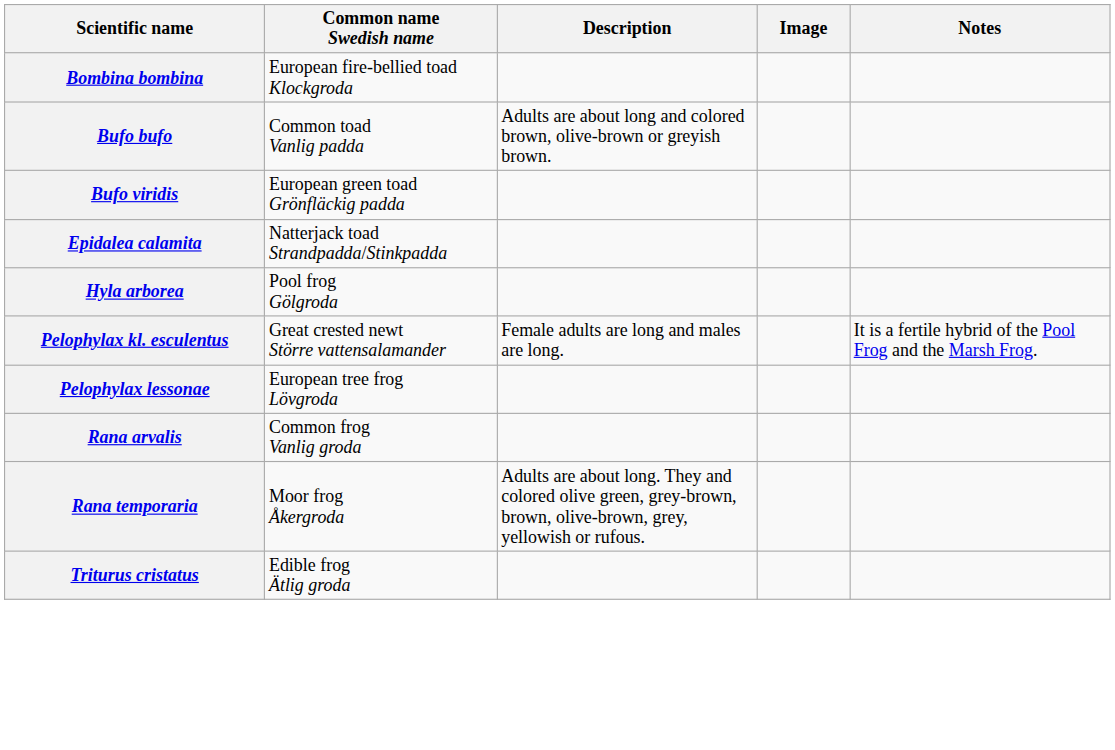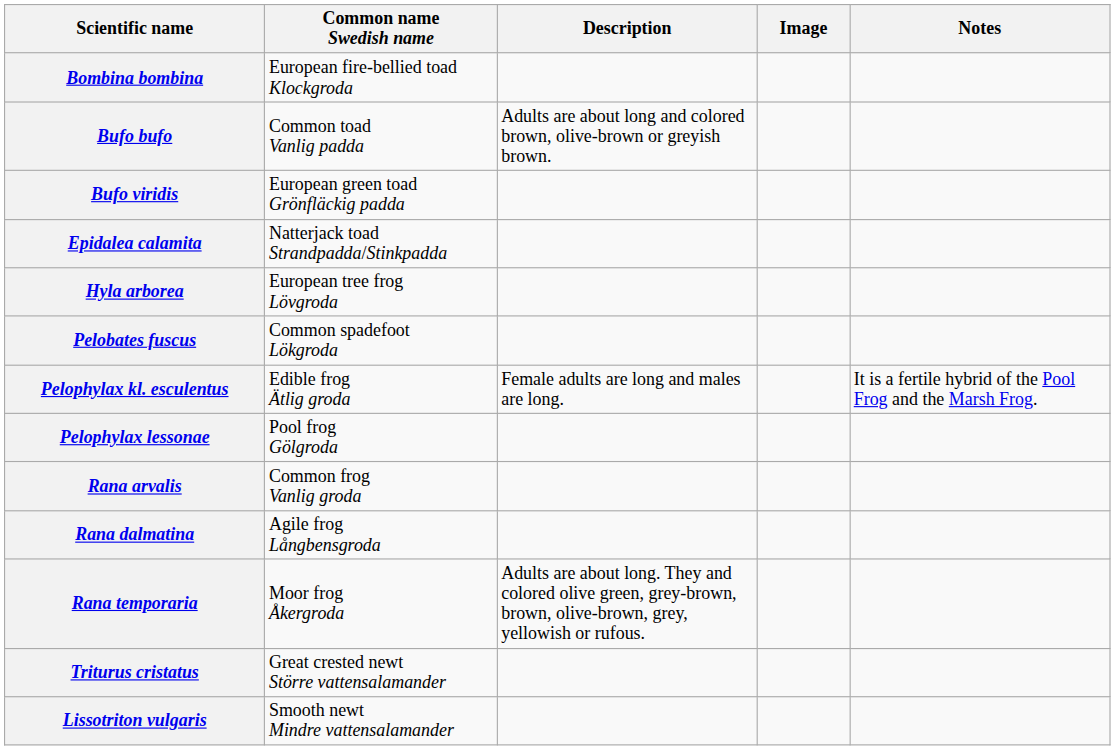(303, 291) Pool frog Gölgroda -> (336, 291) European tree frog Lövgroda
+ row: (135, 340)
(357, 340) Great crested newt Större vattensalamander -> (310, 389) Edible frog Ätlig groda
(336, 389) European tree frog Lövgroda -> (303, 437) Pool frog Gölgroda
+ row: (135, 534)
(310, 575) Edible frog Ätlig groda -> (357, 672) Great crested newt Större vattensalamander
+ row: (135, 720)
